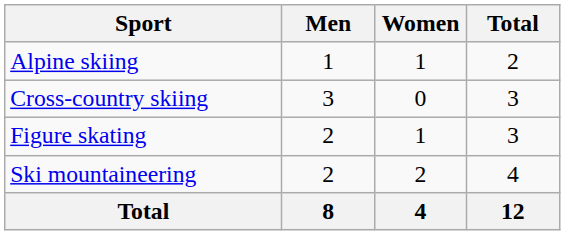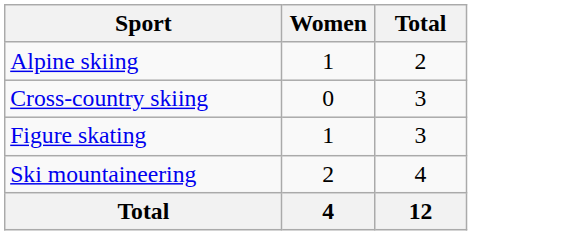- column: (328, 23)
